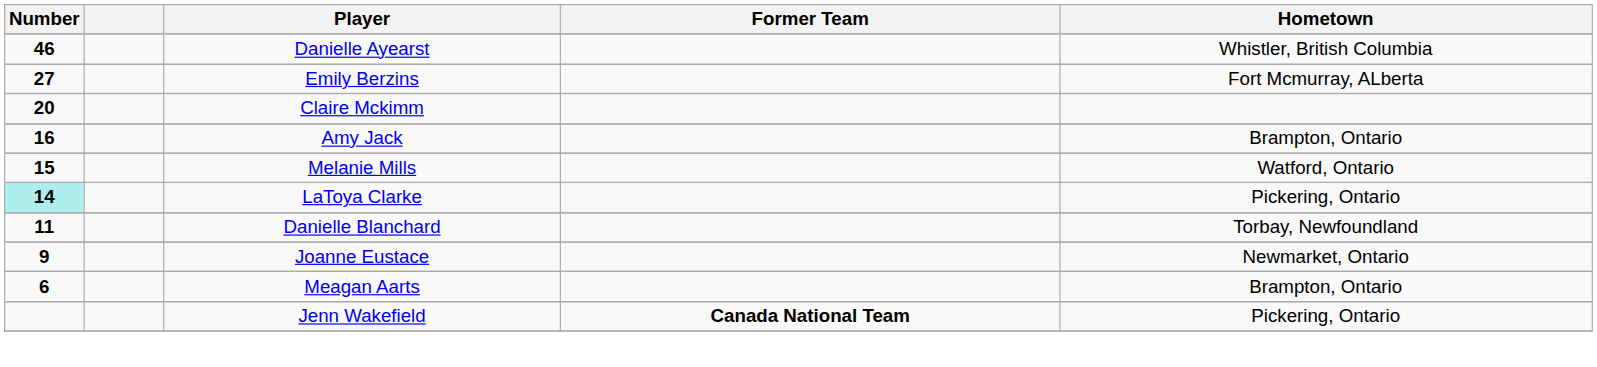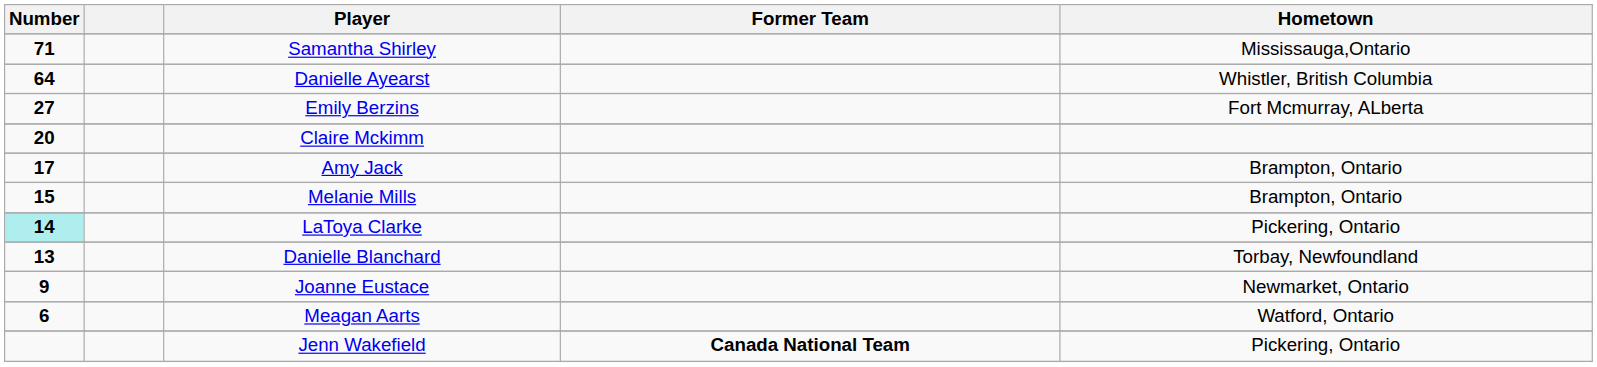+ row: (362, 49)
(44, 49) 46 -> (44, 78) 64
(44, 138) 16 -> (44, 167) 17
(1326, 167) Watford, Ontario -> (1326, 197) Brampton, Ontario
(44, 227) 11 -> (44, 256) 13
(1326, 286) Brampton, Ontario -> (1326, 316) Watford, Ontario
